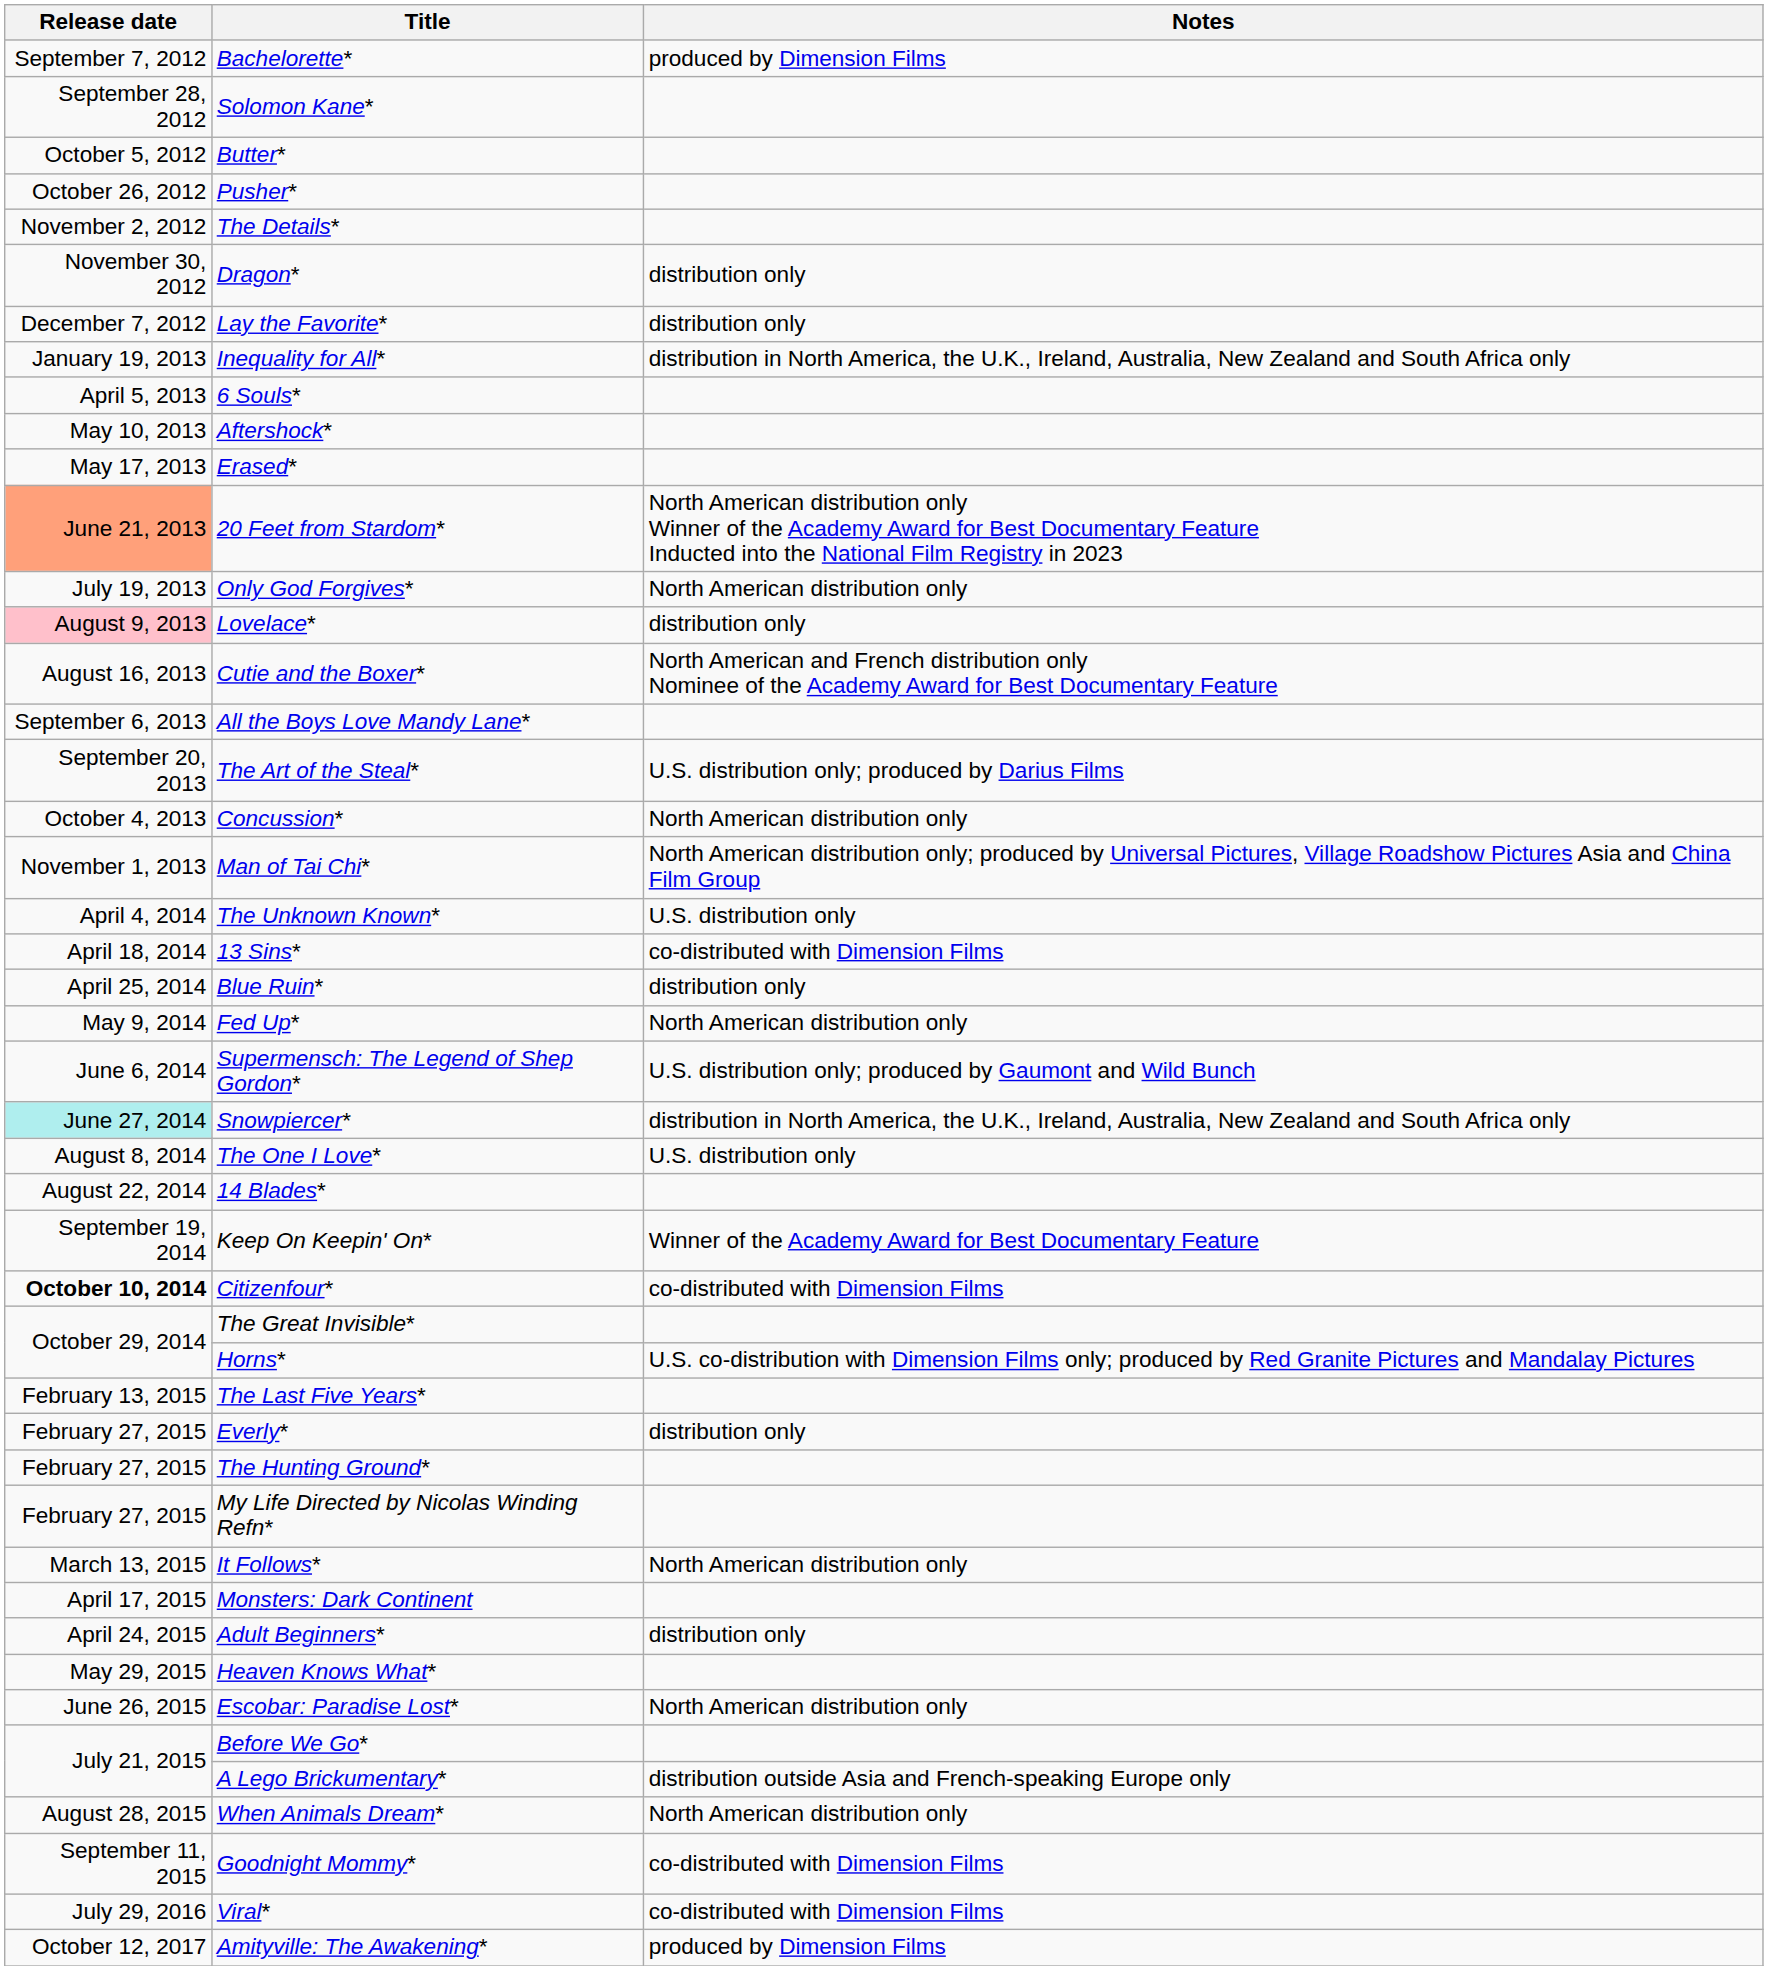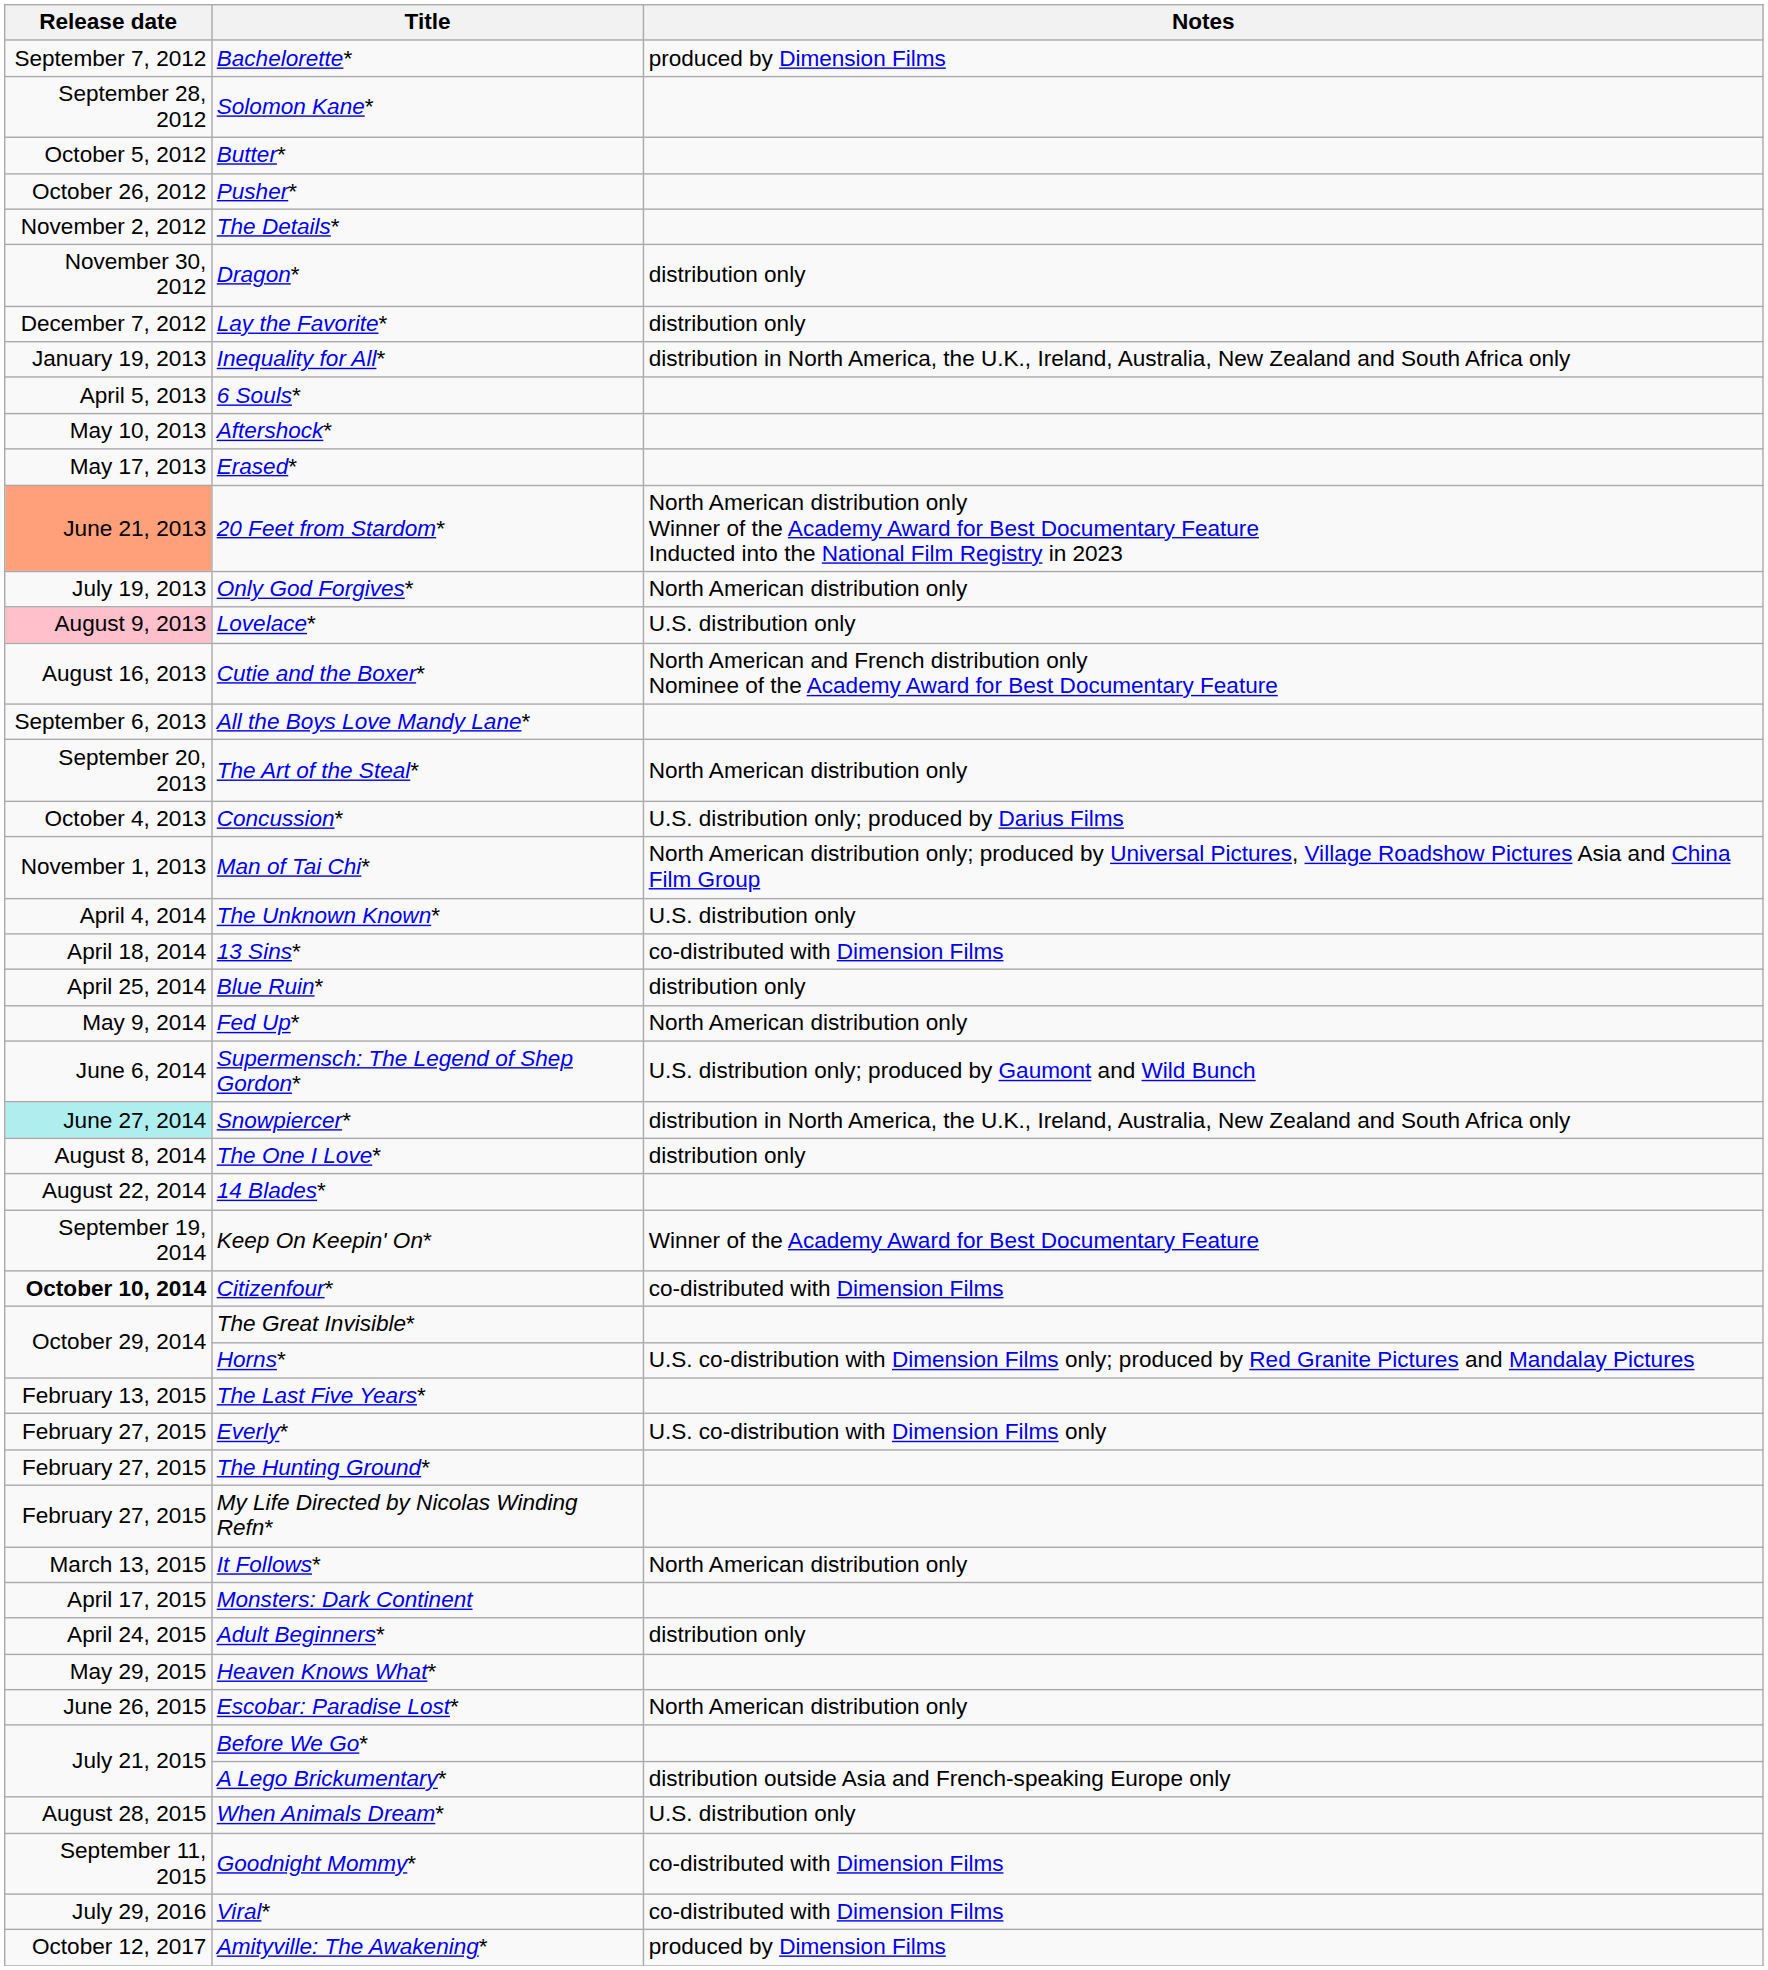(727, 624) distribution only -> (752, 624) U.S. distribution only
(886, 770) U.S. distribution only; produced by Darius Films -> (808, 770) North American distribution only
(808, 818) North American distribution only -> (886, 818) U.S. distribution only; produced by Darius Films
(752, 1155) U.S. distribution only -> (727, 1155) distribution only
(727, 1431) distribution only -> (877, 1431) U.S. co-distribution with Dimension Films only
(808, 1814) North American distribution only -> (752, 1814) U.S. distribution only
